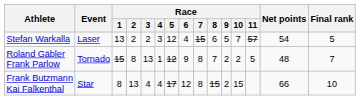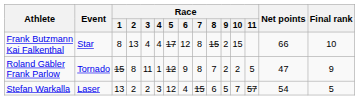rows swapped: (38, 40) <-> (40, 84)
(148, 59) 13 -> (148, 69) 11
(284, 59) 48 -> (283, 69) 47
(332, 59) 7 -> (331, 69) 9
